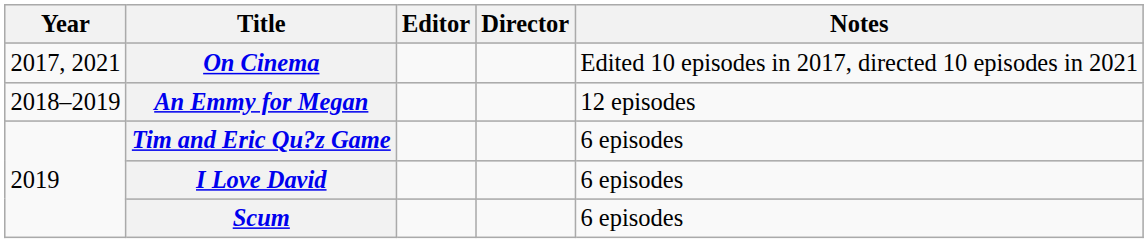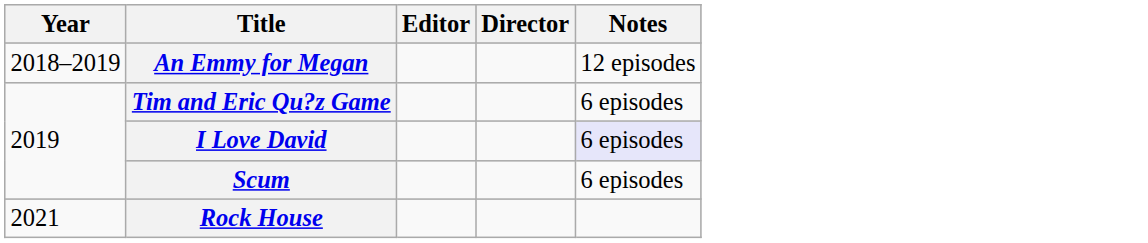- row: (261, 62)
(632, 179) no background -> (632, 140) lavender background
+ row: (261, 218)
